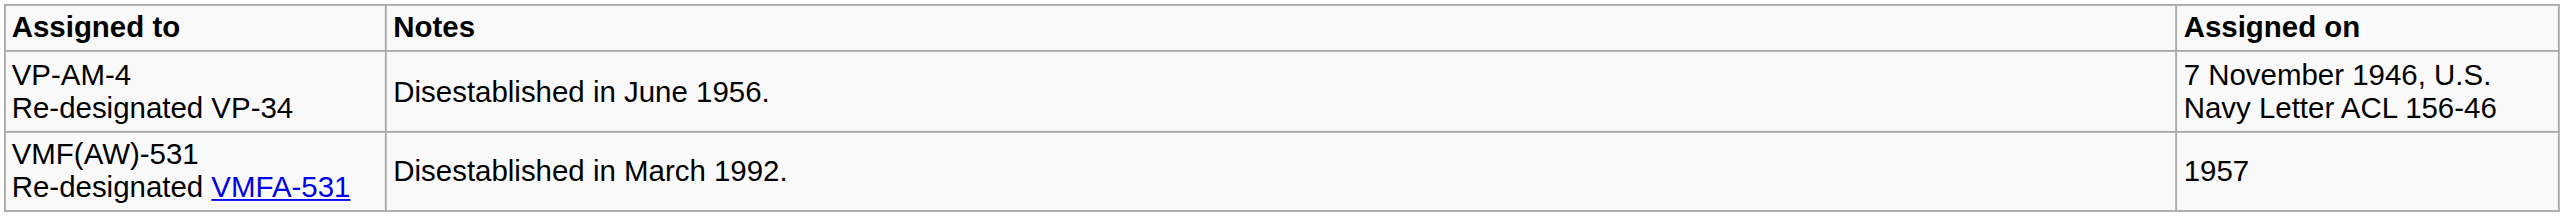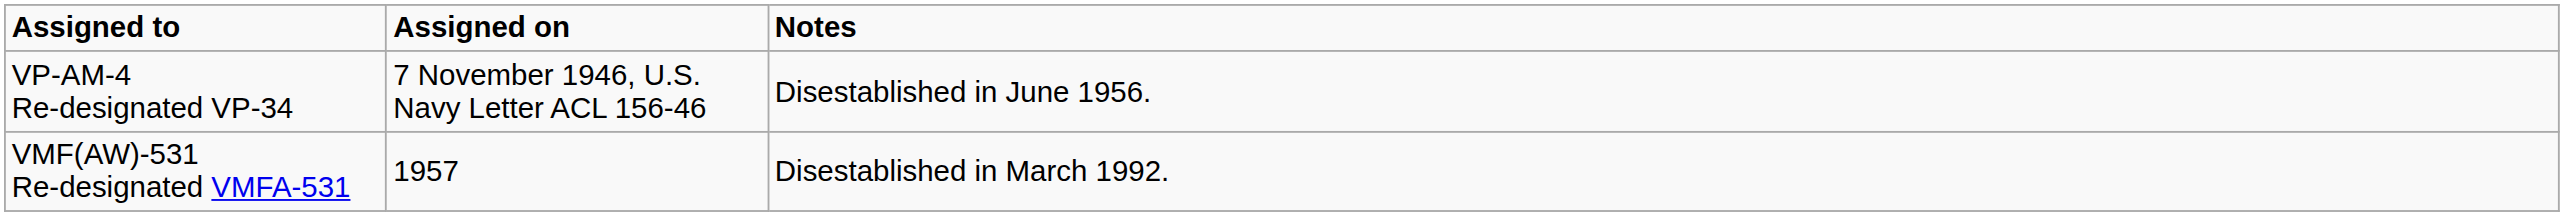columns swapped: (2272, 27) <-> (434, 27)
